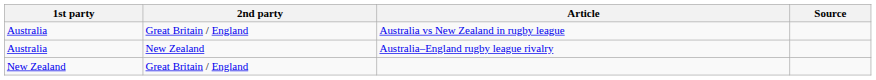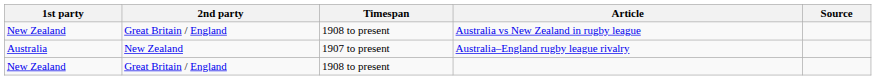+ column: (386, 13)
(27, 30) Australia -> (36, 30) New Zealand
